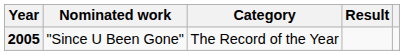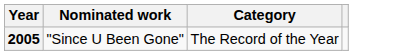- column: (367, 15)
